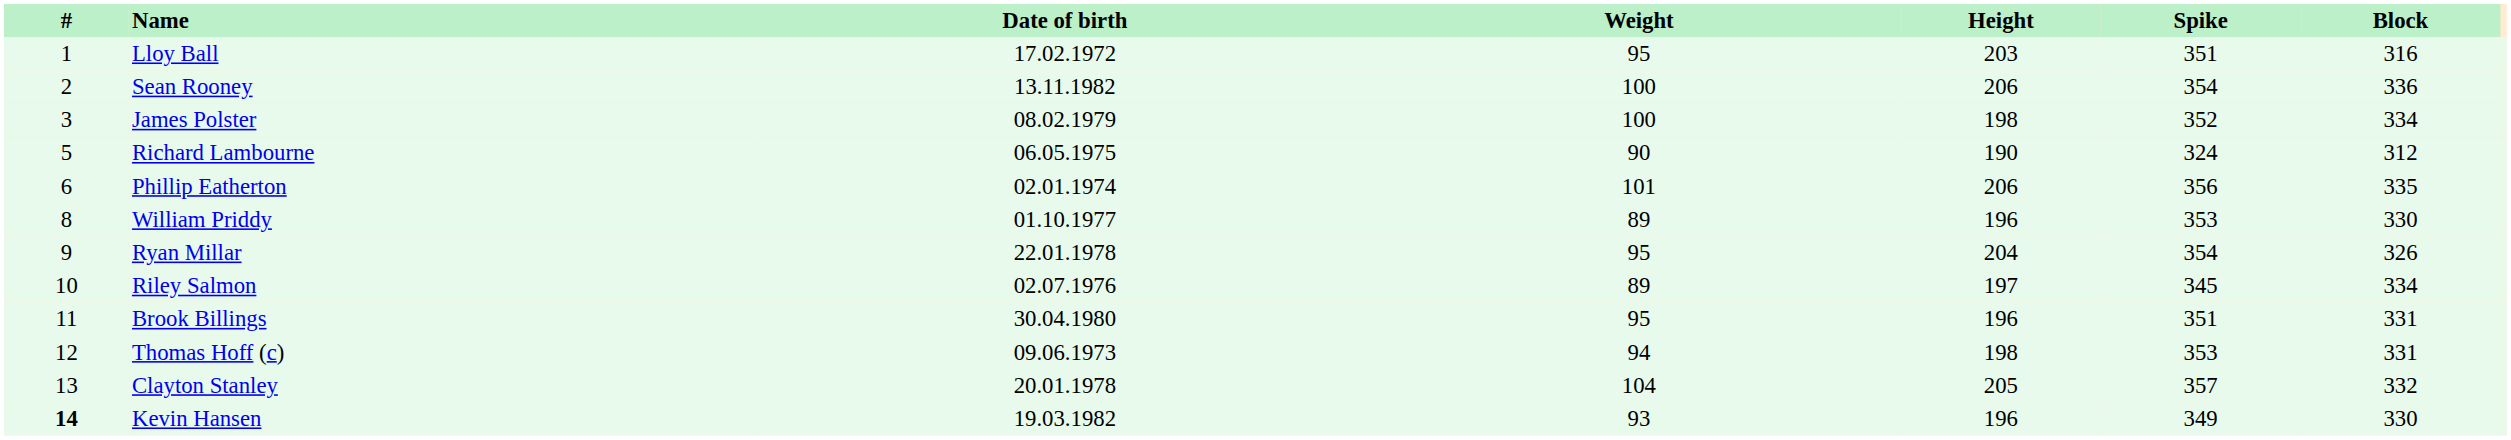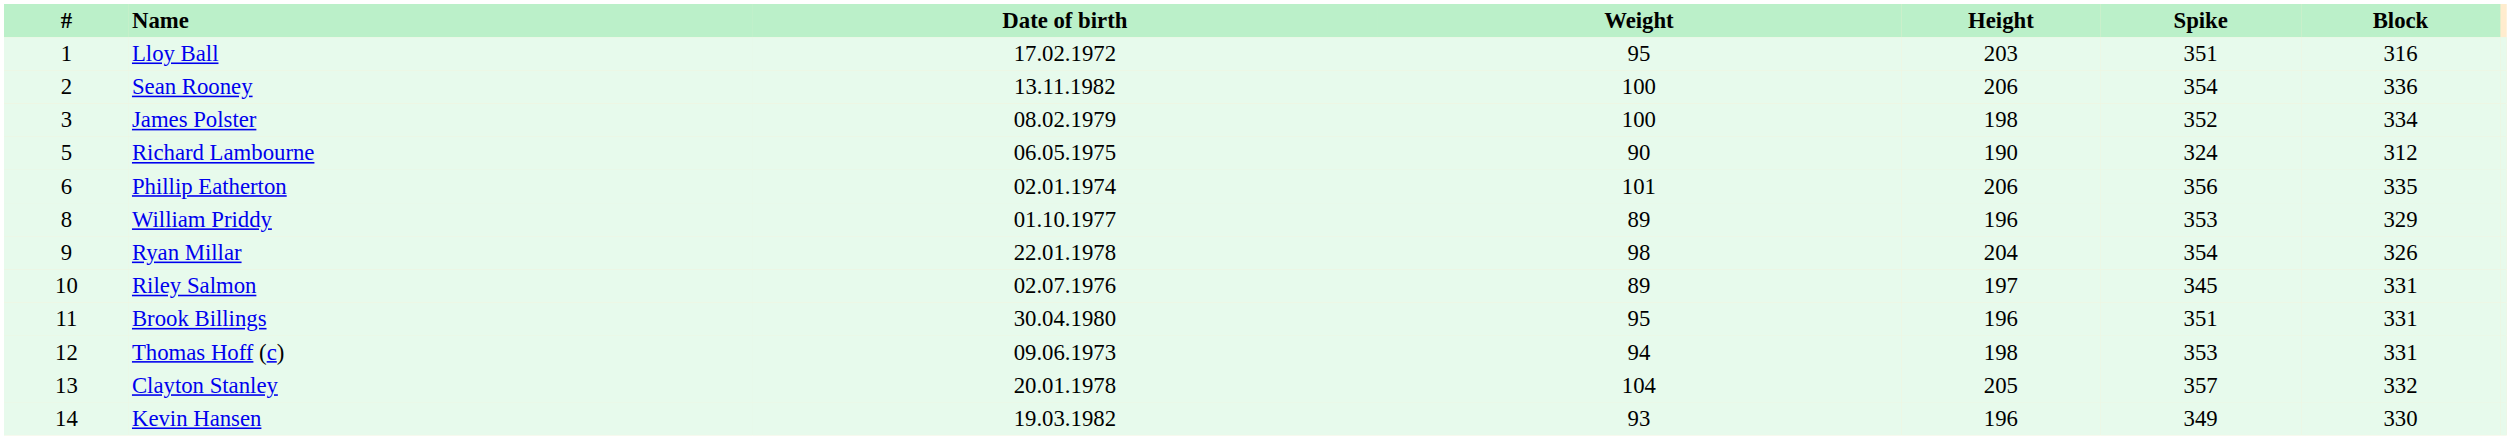(2400, 219) 330 -> (2400, 219) 329
(1639, 252) 95 -> (1639, 252) 98
(2400, 285) 334 -> (2400, 285) 331
(66, 418) bold -> (66, 418) normal
